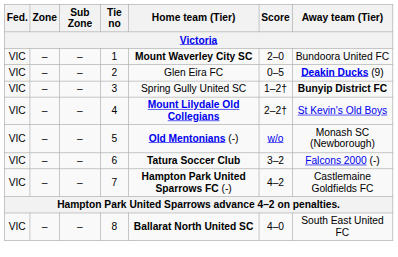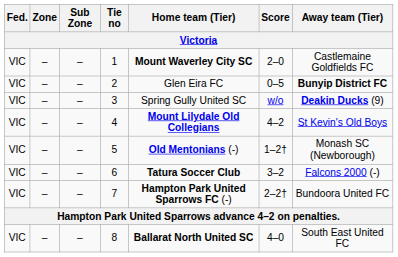(342, 56) Bundoora United FC -> (342, 62) Castlemaine Goldfields FC
(342, 72) Deakin Ducks (9) -> (342, 84) Bunyip District FC
(275, 89) 1–2† -> (275, 100) w/o
(342, 89) Bunyip District FC -> (342, 100) Deakin Ducks (9)
(275, 111) 2–2† -> (275, 122) 4–2
(275, 138) w/o -> (275, 150) 1–2†
(275, 182) 4–2 -> (275, 194) 2–2†
(342, 182) Castlemaine Goldfields FC -> (342, 194) Bundoora United FC
